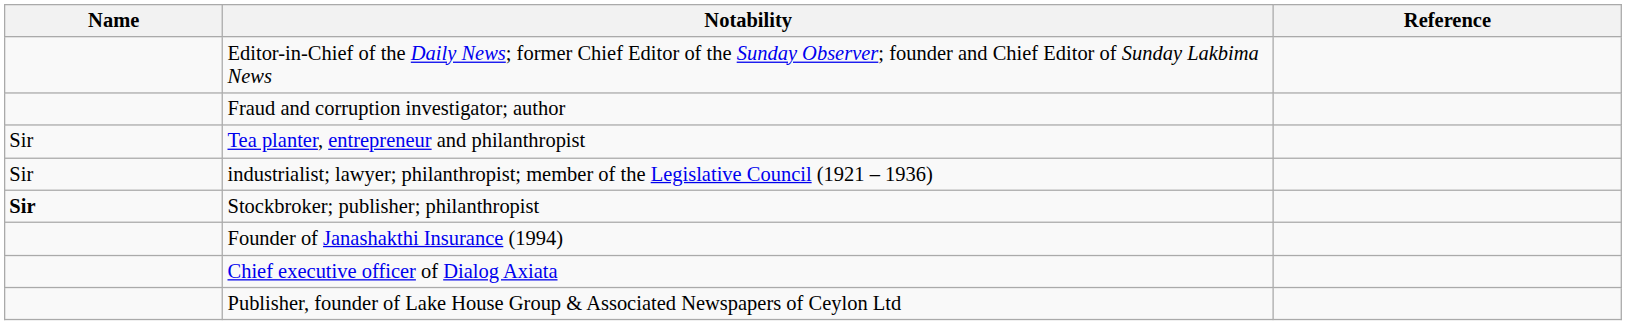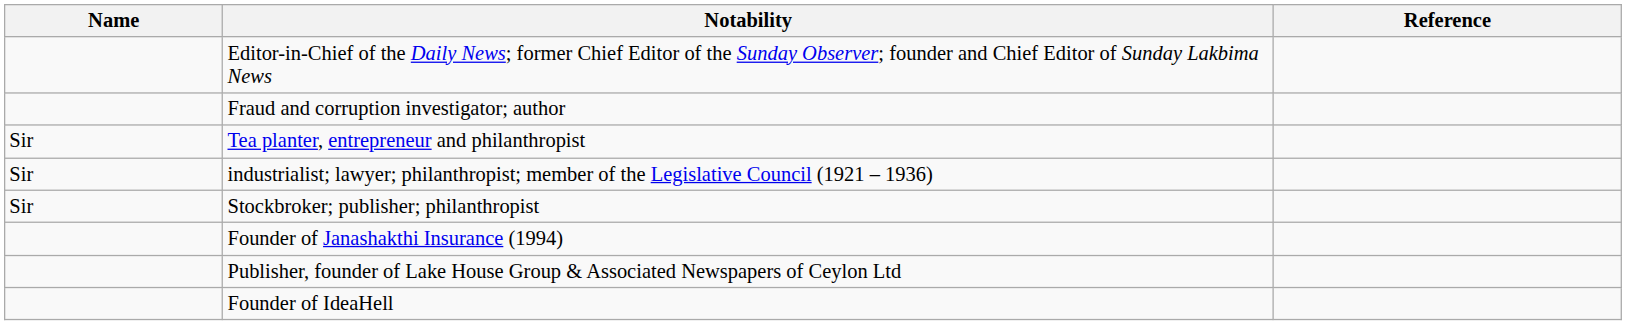(22, 206) bold -> (21, 206) normal
- row: (393, 271)
+ row: (311, 303)
